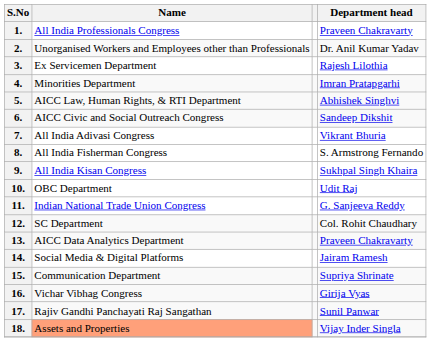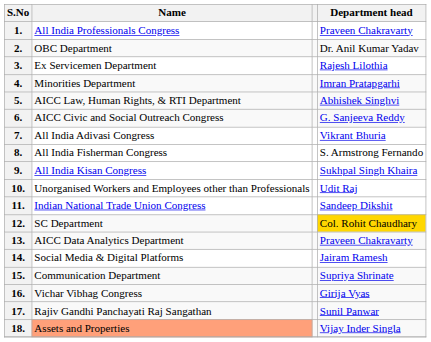(172, 48) Unorganised Workers and Employees other than Professionals -> (73, 48) OBC Department
(356, 118) Sandeep Dikshit -> (362, 118) G. Sanjeeva Reddy
(73, 188) OBC Department -> (172, 188) Unorganised Workers and Employees other than Professionals
(362, 205) G. Sanjeeva Reddy -> (356, 205) Sandeep Dikshit
(368, 223) no background -> (368, 223) gold background
